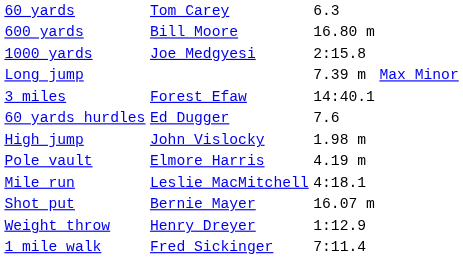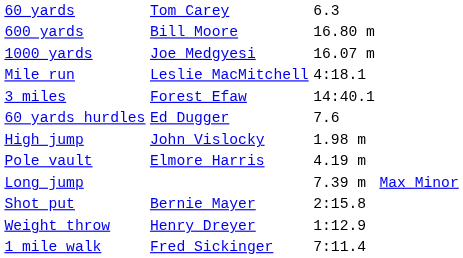(340, 54) 2:15.8 -> (344, 54) 16.07 m
rows swapped: (40, 183) <-> (44, 75)
(344, 204) 16.07 m -> (340, 204) 2:15.8
